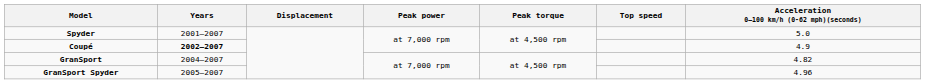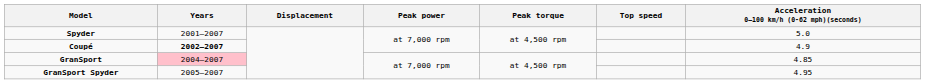(202, 59) no background -> (202, 59) pink background
(803, 59) 4.82 -> (803, 59) 4.85
(803, 72) 4.96 -> (803, 72) 4.95
